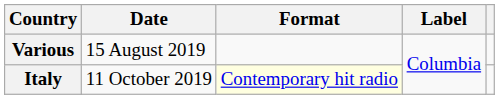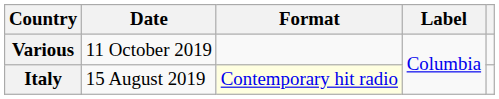(146, 49) 15 August 2019 -> (149, 49) 11 October 2019
(149, 79) 11 October 2019 -> (146, 79) 15 August 2019
